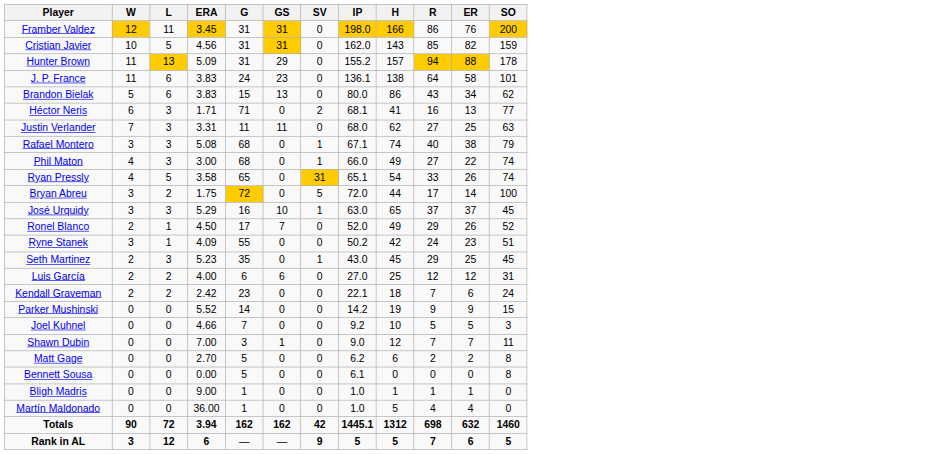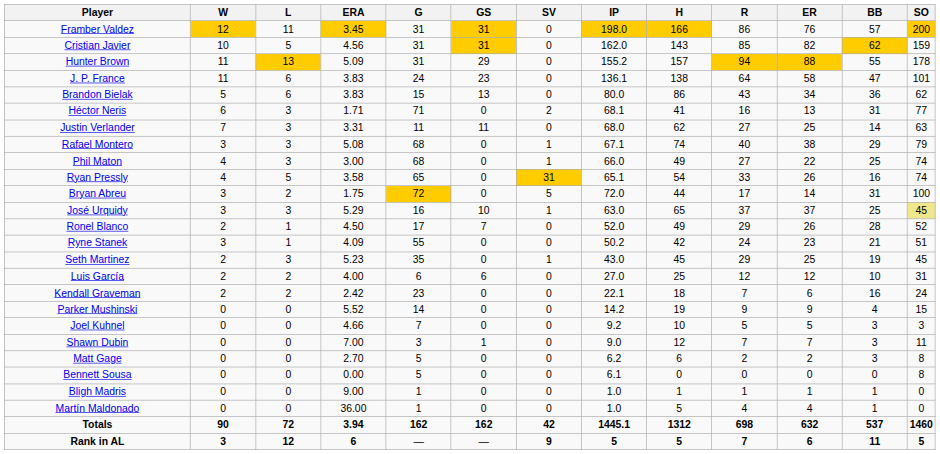+ column: (875, 12)
(508, 210) no background -> (921, 210) khaki background
